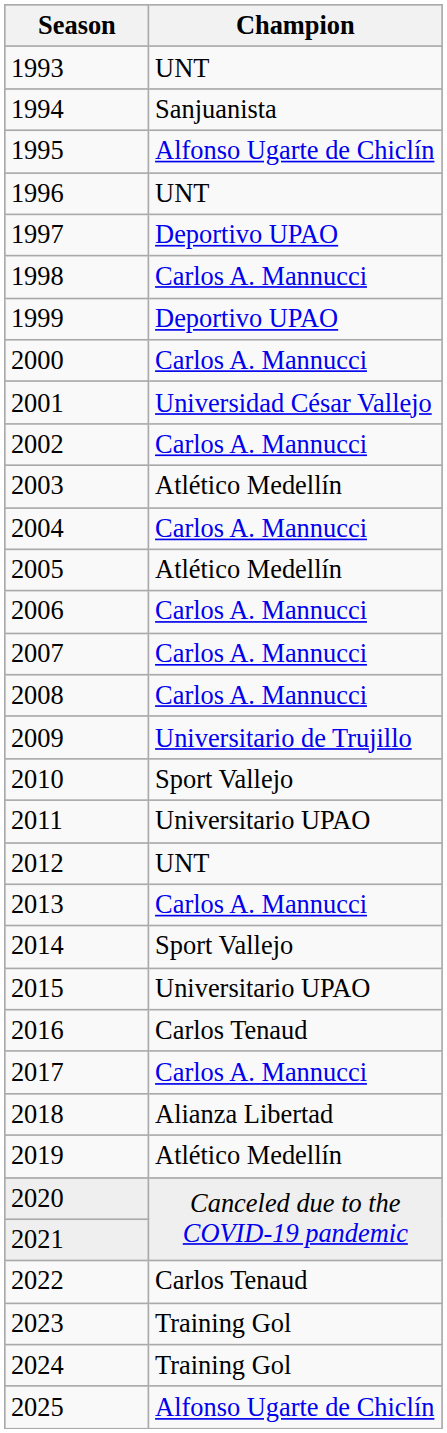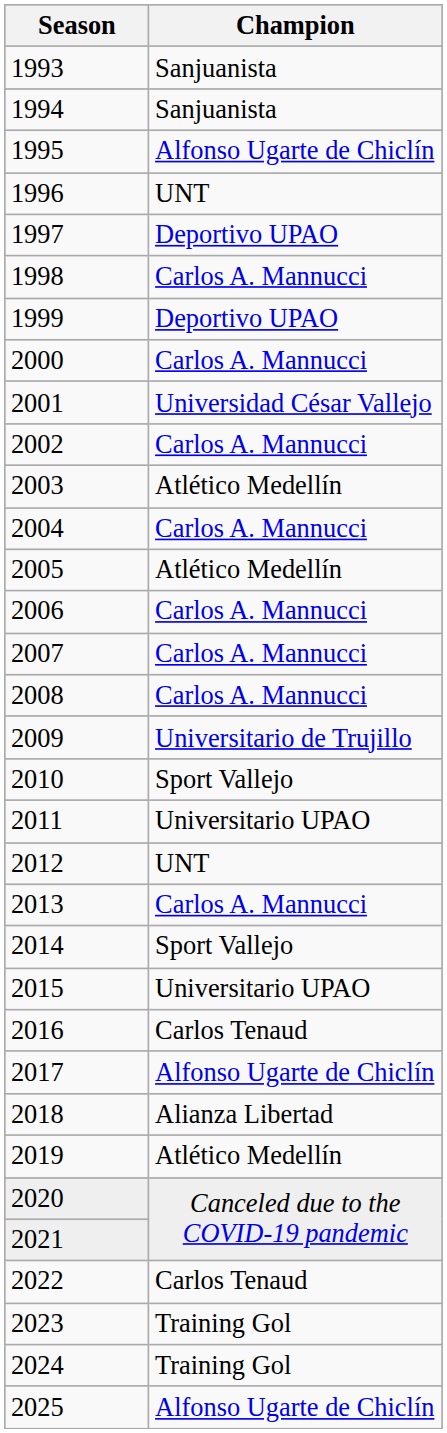(182, 67) UNT -> (216, 67) Sanjuanista
(261, 1072) Carlos A. Mannucci -> (295, 1072) Alfonso Ugarte de Chiclín
